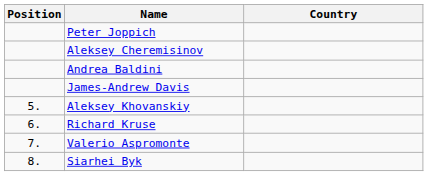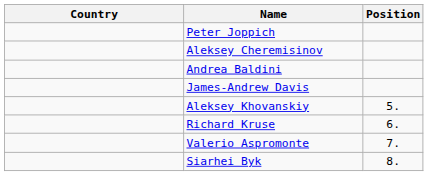columns swapped: (34, 14) <-> (333, 14)
